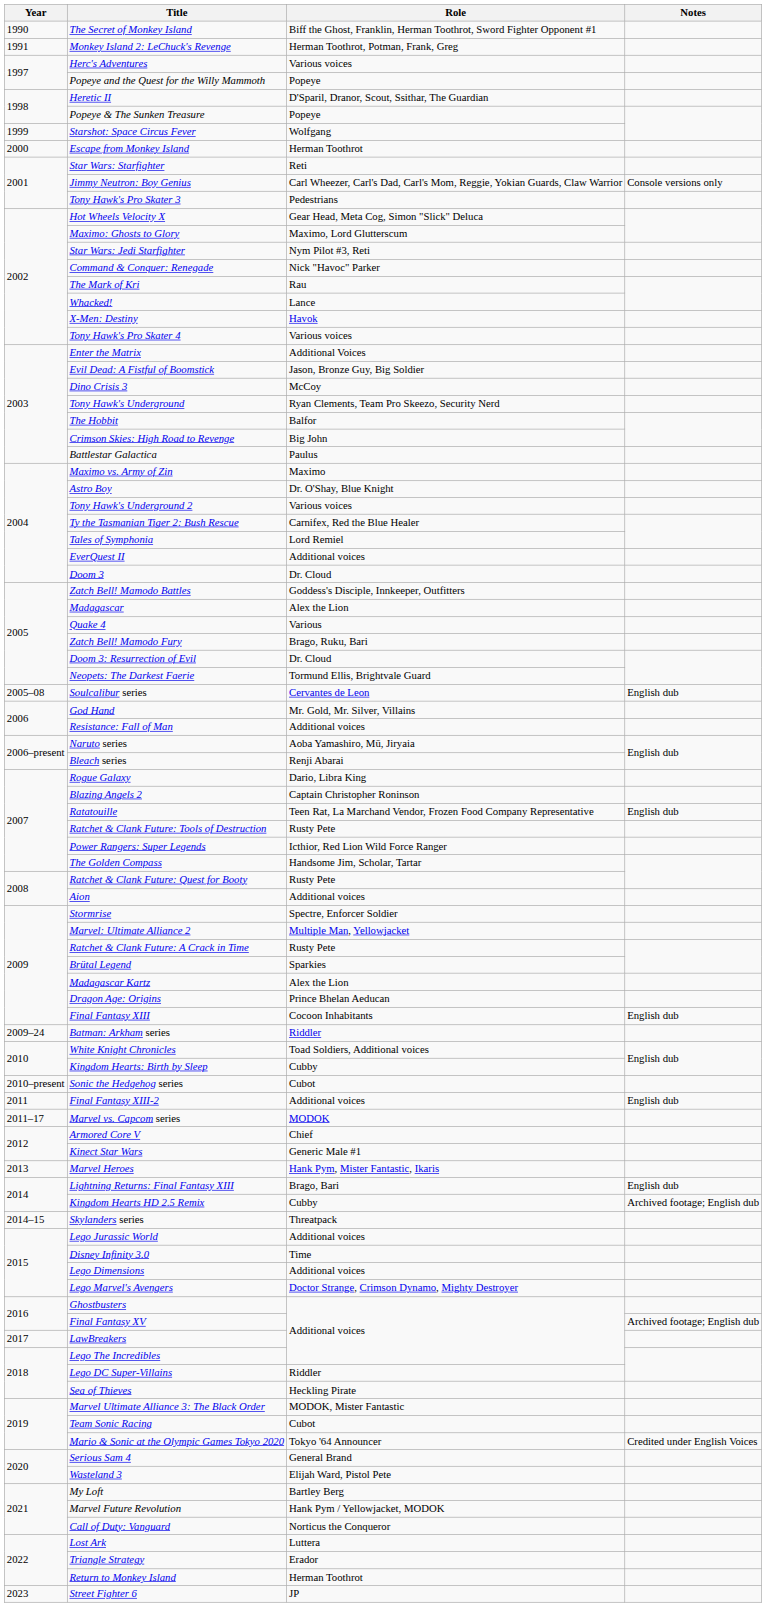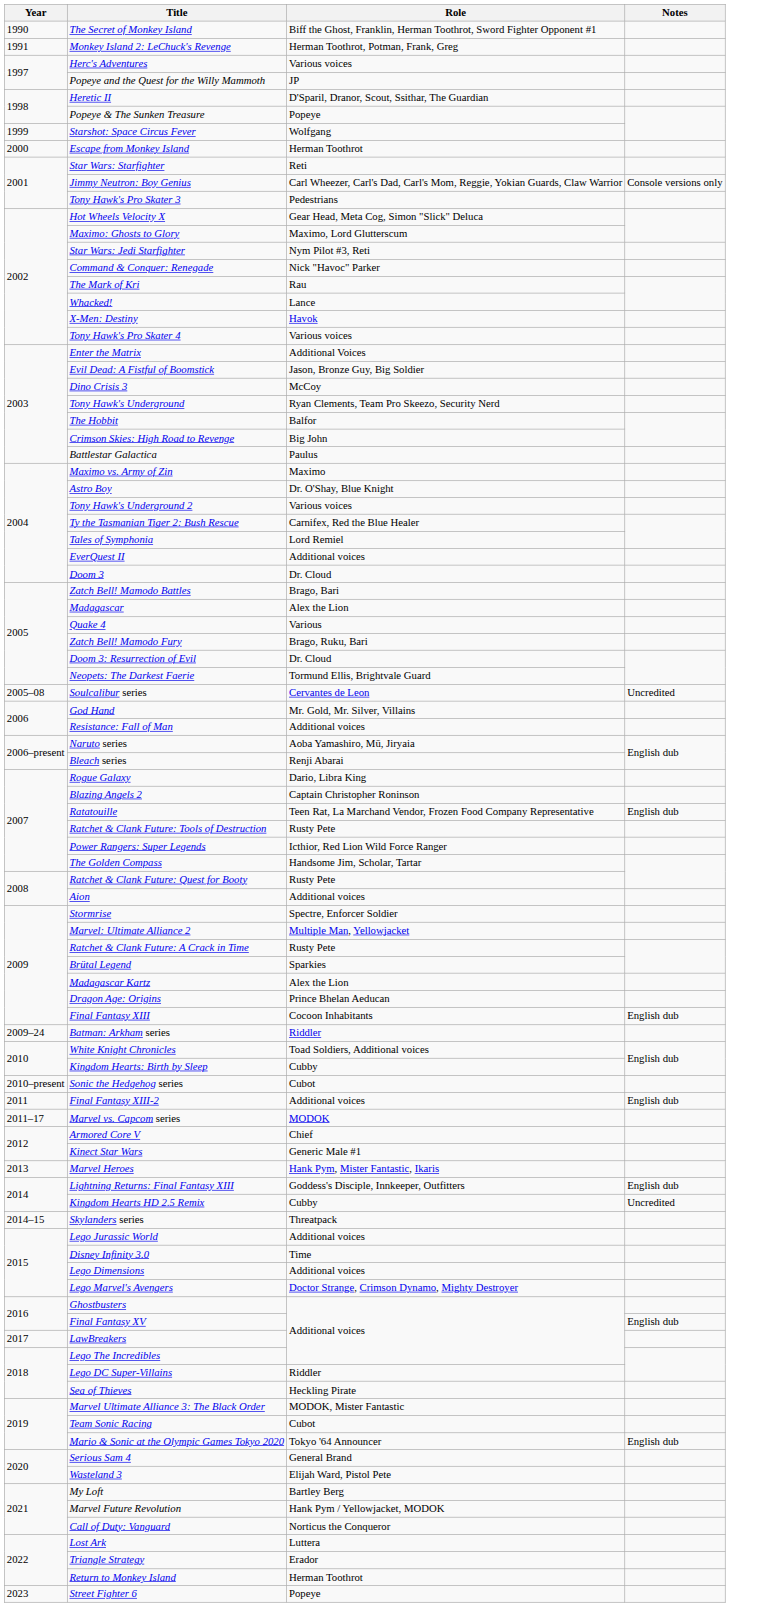(305, 81) Popeye -> (294, 81) JP
(377, 591) Goddess's Disciple, Innkeeper, Outfitters -> (314, 591) Brago, Bari
(653, 693) English dub -> (651, 693) Uncredited
(314, 1186) Brago, Bari -> (377, 1186) Goddess's Disciple, Innkeeper, Outfitters
(693, 1203) Archived footage; English dub -> (651, 1203) Uncredited
(693, 1322) Archived footage; English dub -> (653, 1322) English dub
(692, 1441) Credited under English Voices -> (653, 1441) English dub
(294, 1594) JP -> (305, 1594) Popeye
